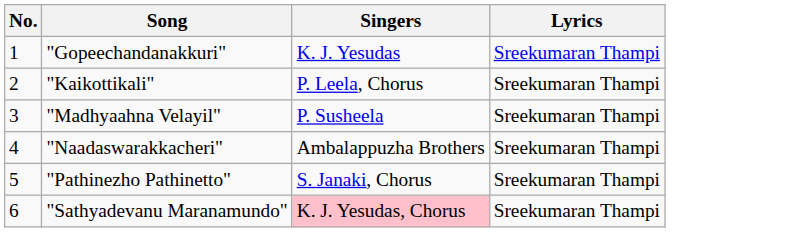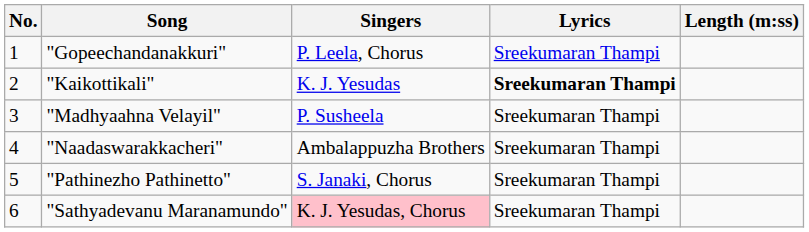+ column: (742, 20)
(348, 52) K. J. Yesudas -> (360, 52) P. Leela, Chorus
(360, 84) P. Leela, Chorus -> (348, 84) K. J. Yesudas
(577, 84) normal -> (585, 84) bold
